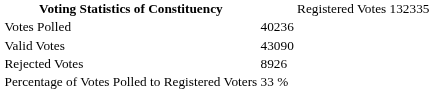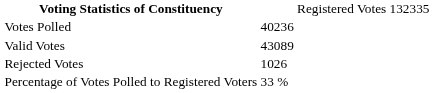(277, 45) 43090 -> (277, 45) 43089
(274, 63) 8926 -> (274, 63) 1026
